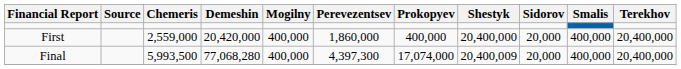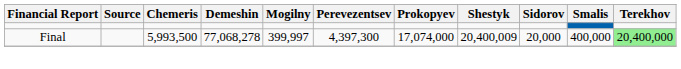- row: (53, 38)
(232, 56) 77,068,280 -> (232, 38) 77,068,278
(288, 56) 400,000 -> (288, 38) 399,997
(645, 56) no background -> (645, 38) lightgreen background
